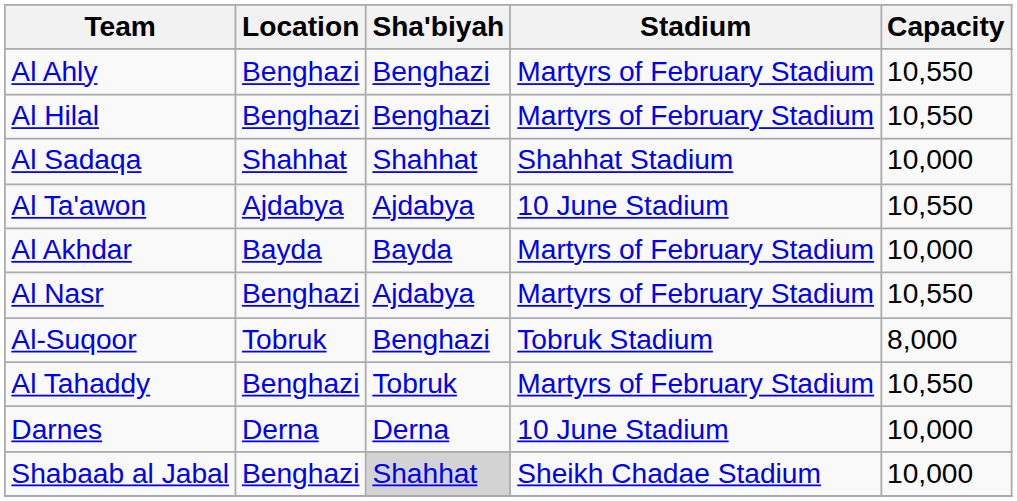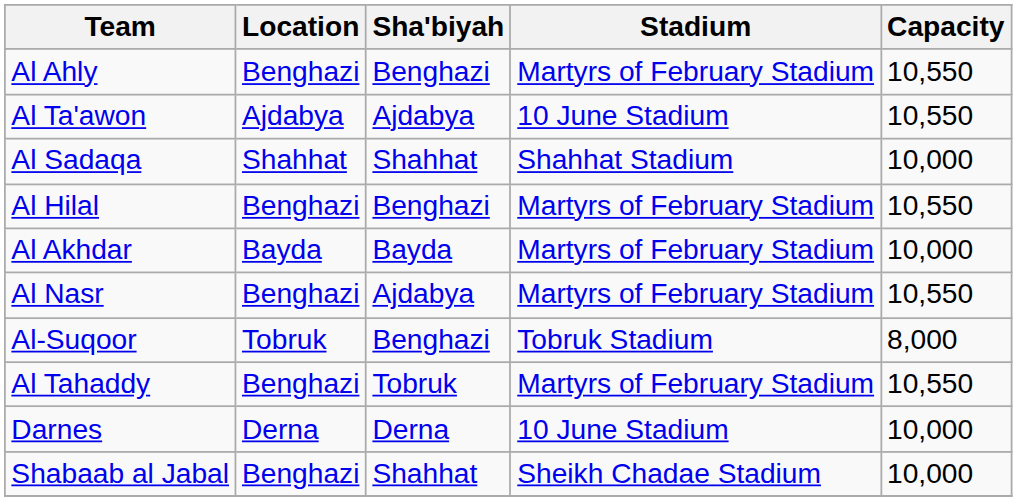rows swapped: (55, 116) <-> (79, 205)
(425, 473) lightgrey background -> (425, 473) no background
